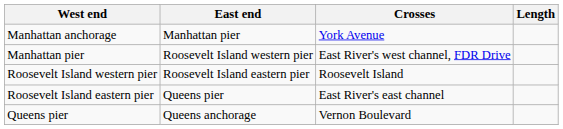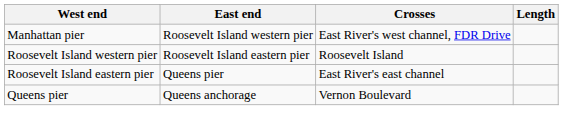- row: (62, 34)
